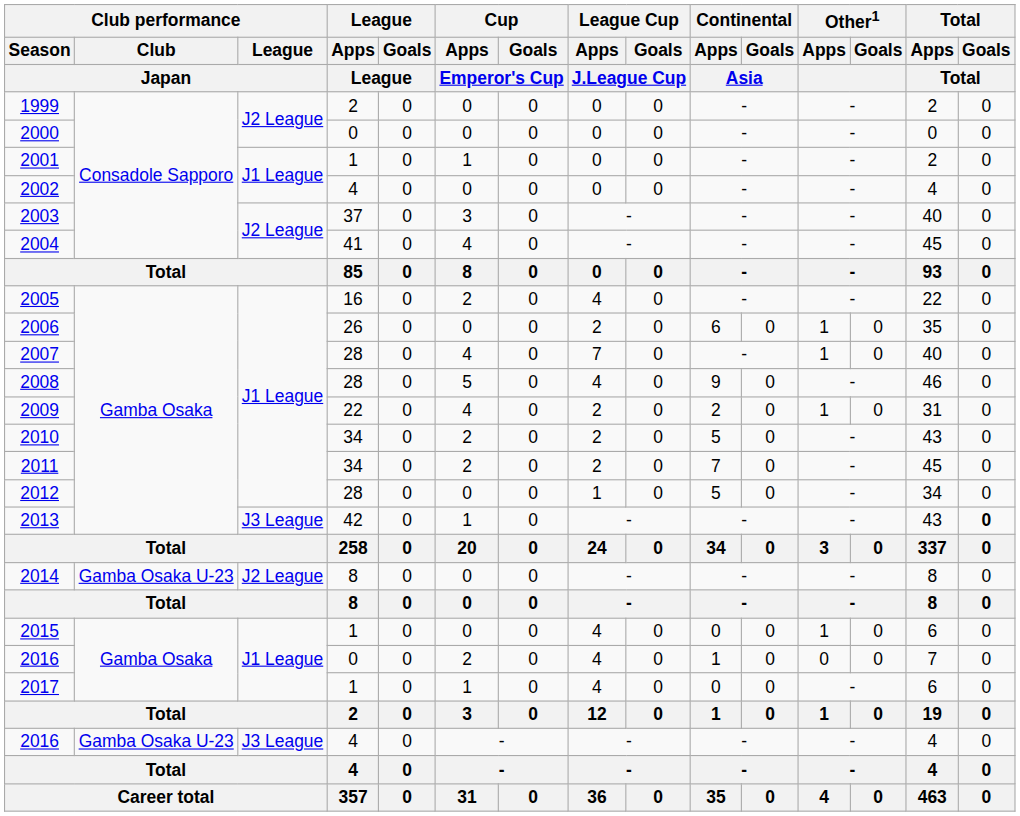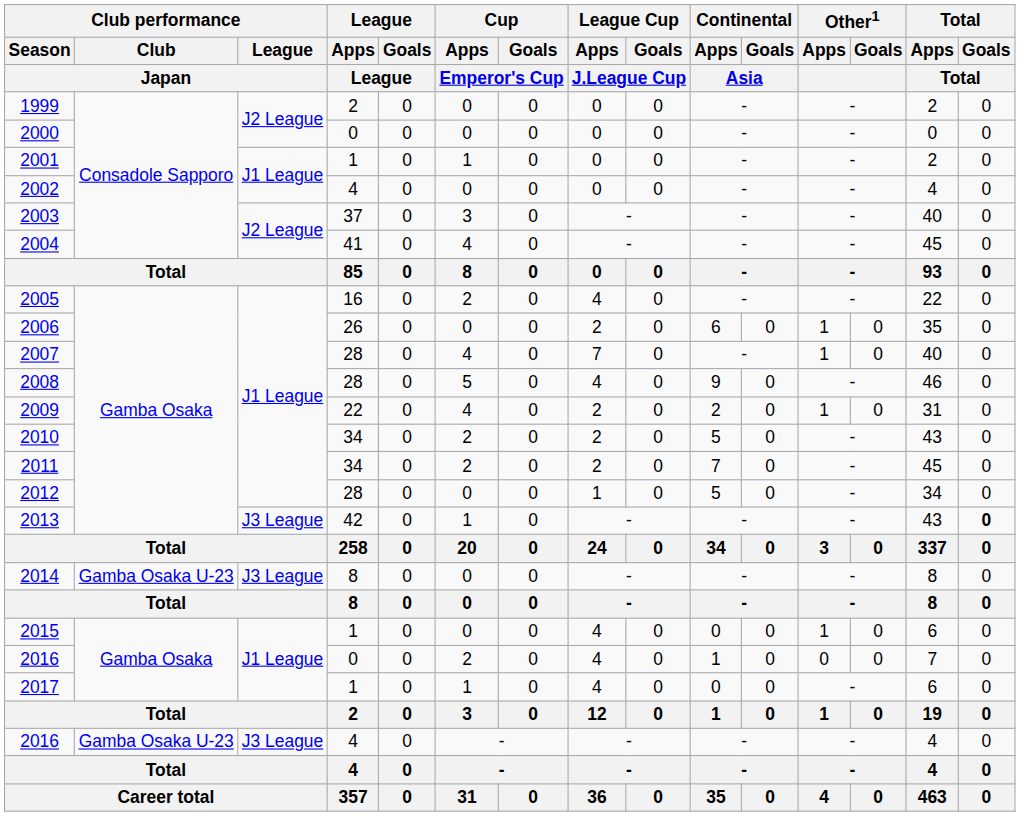(283, 576) J2 League -> (283, 576) J3 League
